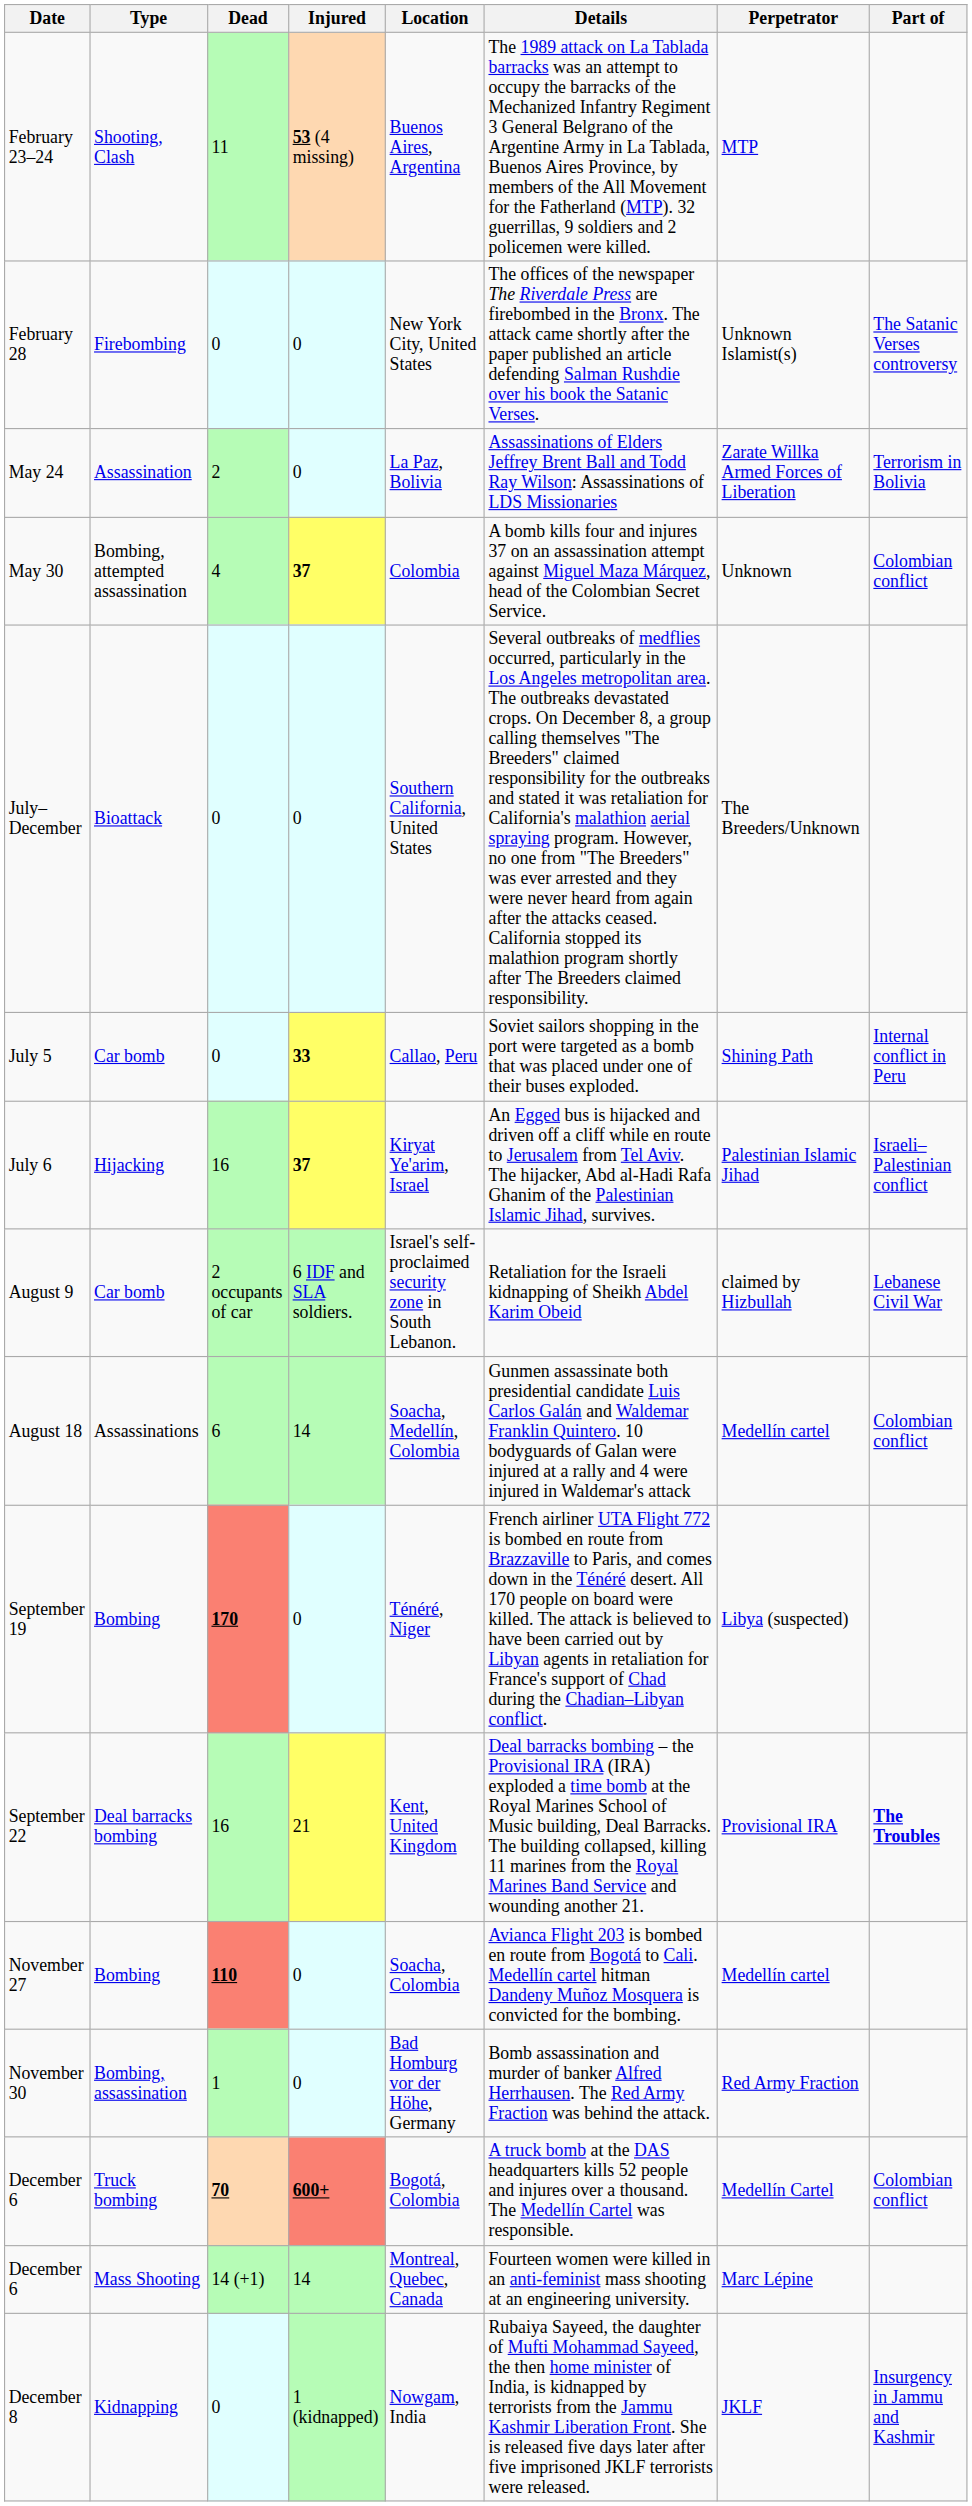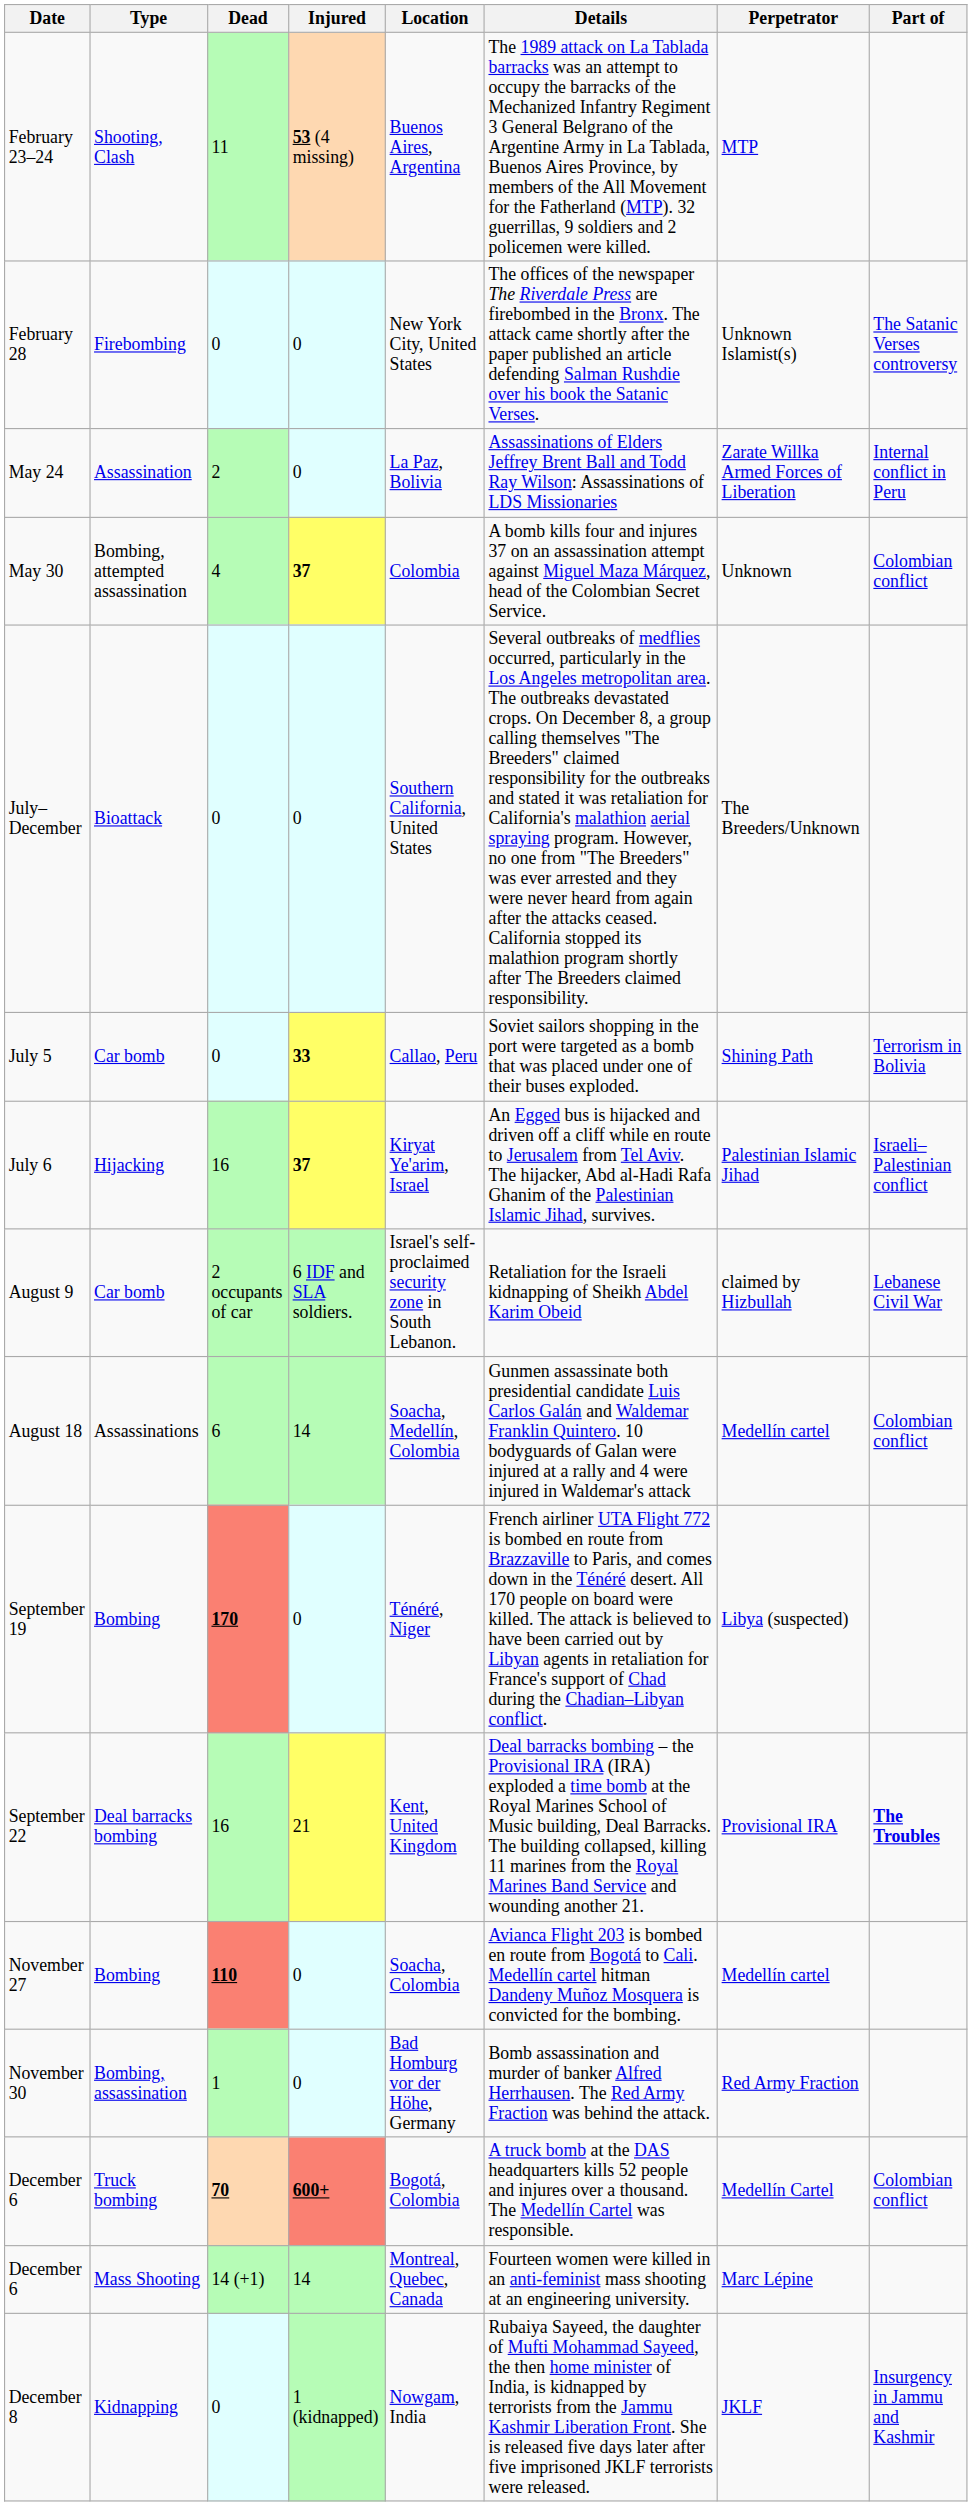(917, 472) Terrorism in Bolivia -> (910, 472) Internal conflict in Peru
(910, 1056) Internal conflict in Peru -> (917, 1056) Terrorism in Bolivia
